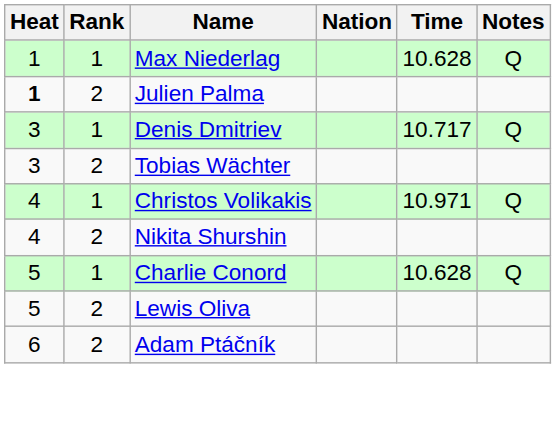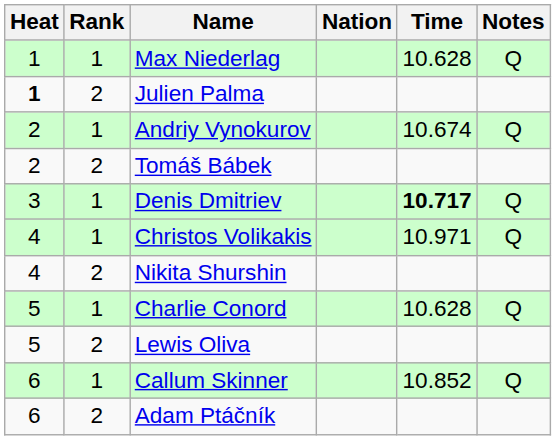+ row: (223, 129)
+ row: (203, 165)
(437, 129) normal -> (437, 201) bold
- row: (213, 165)
+ row: (211, 380)
